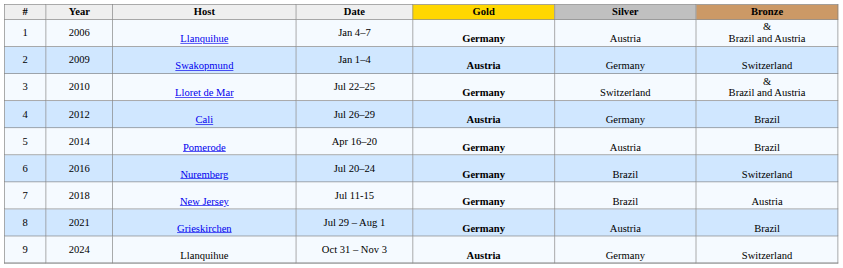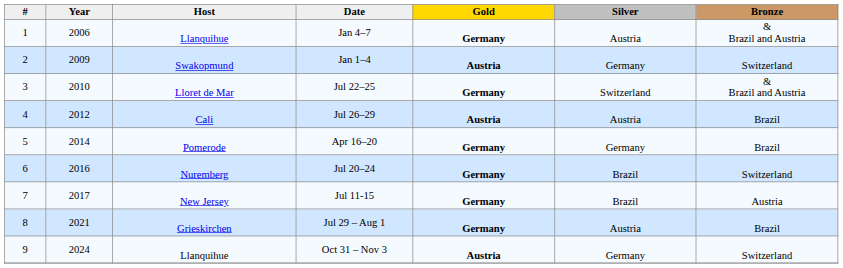(625, 120) Germany -> (625, 120) Austria
(625, 147) Austria -> (625, 147) Germany
(79, 195) 2018 -> (79, 195) 2017
